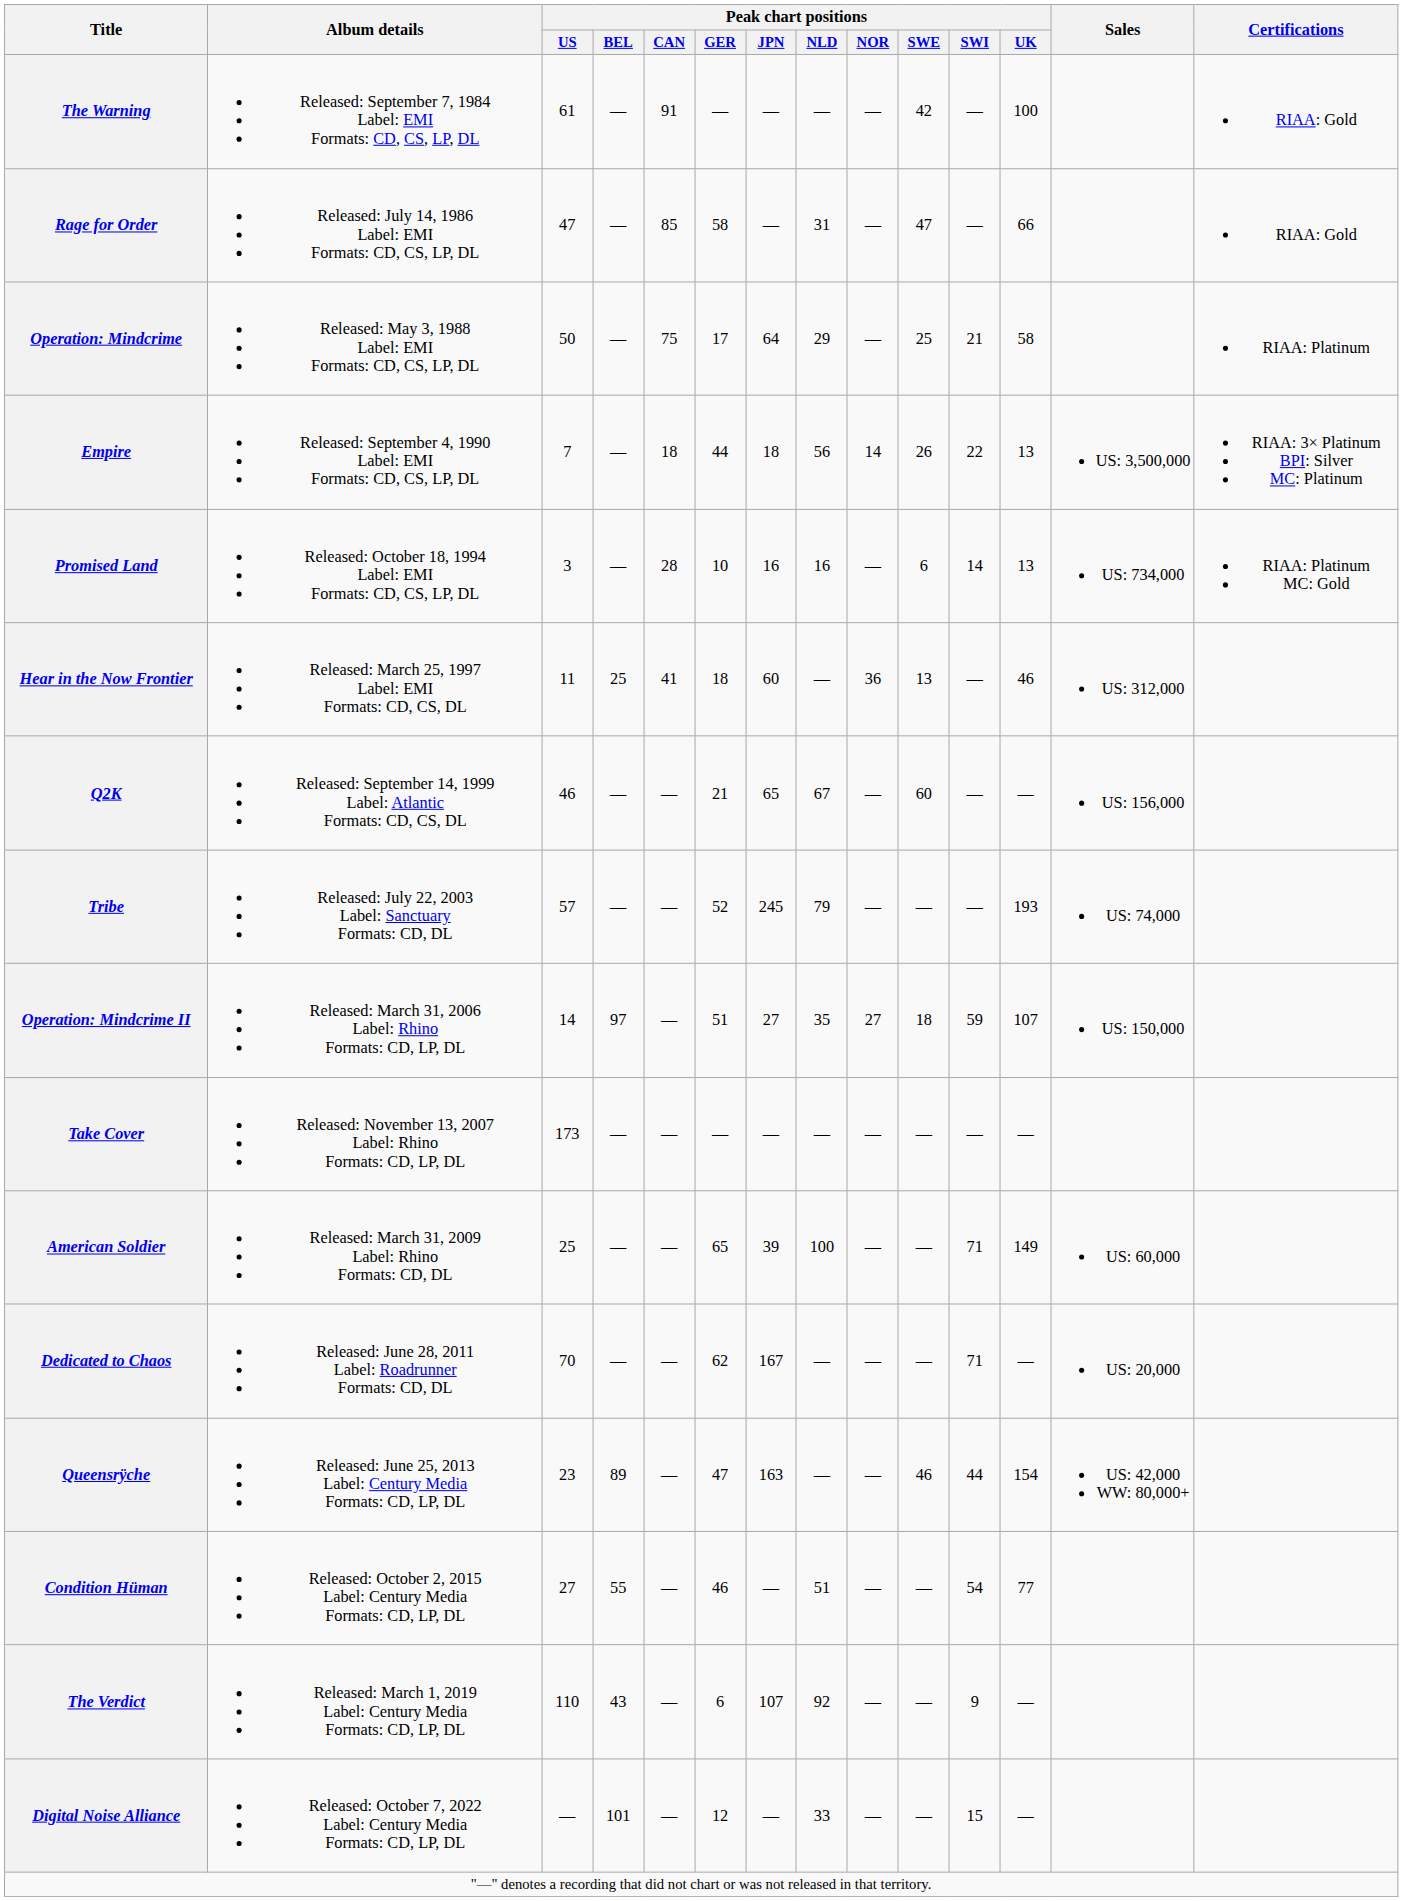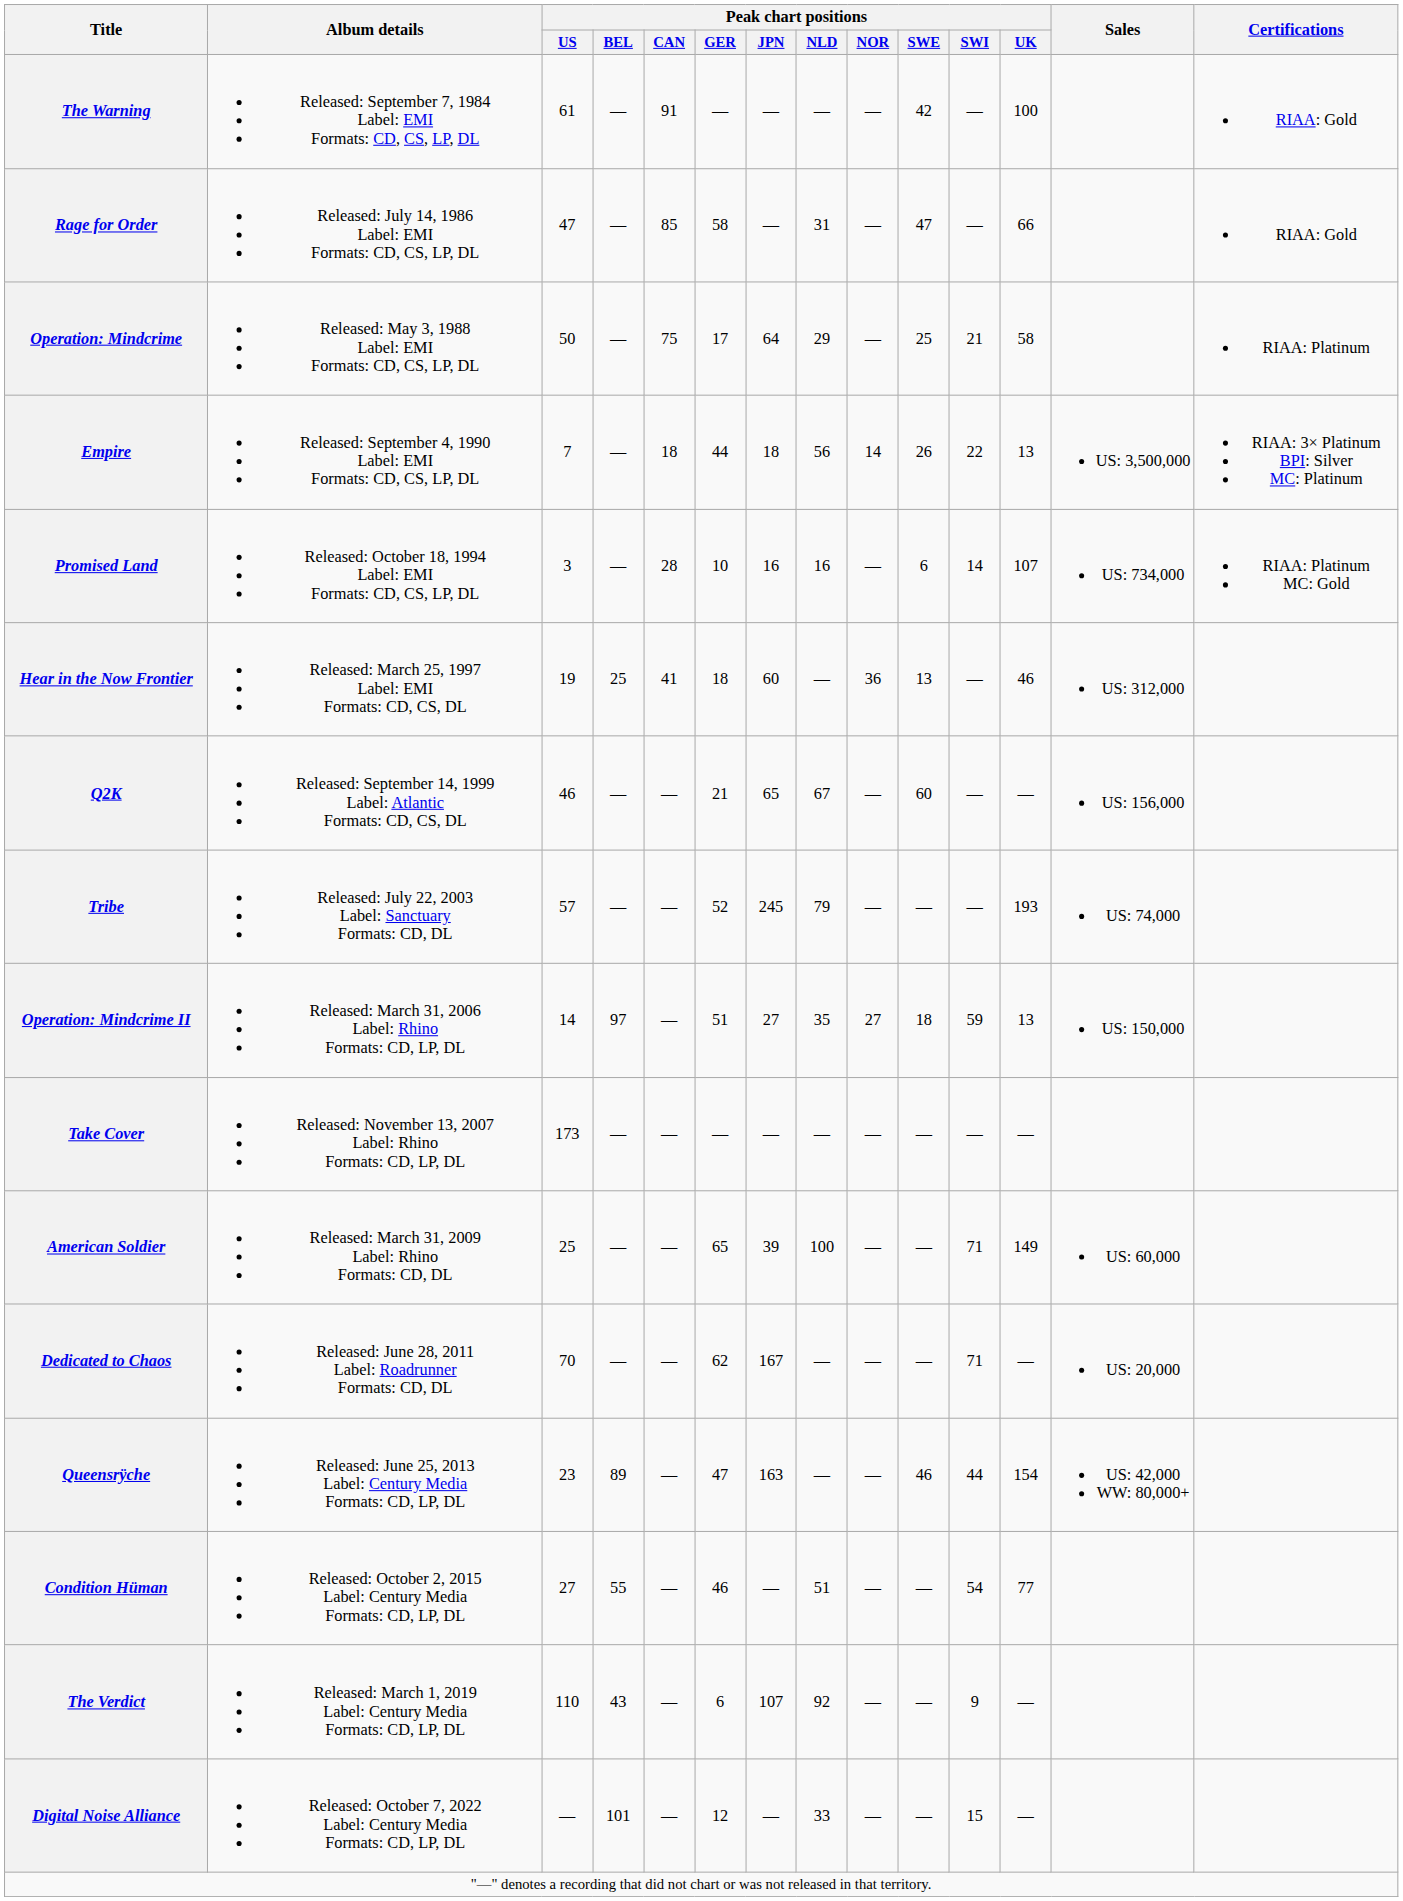(1026, 565) 13 -> (1026, 565) 107
(567, 679) 11 -> (567, 679) 19
(1026, 1020) 107 -> (1026, 1020) 13
